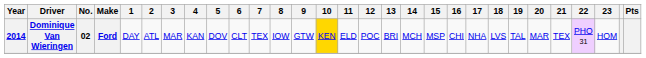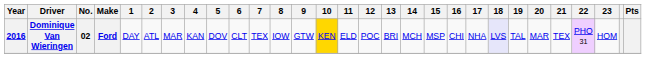(16, 36) 2014 -> (16, 36) 2016
(498, 36) no background -> (498, 36) lavender background
